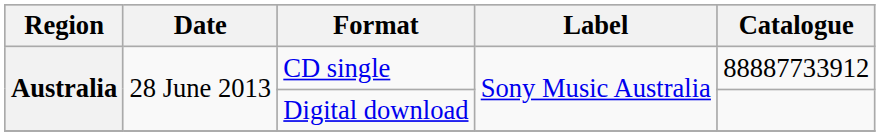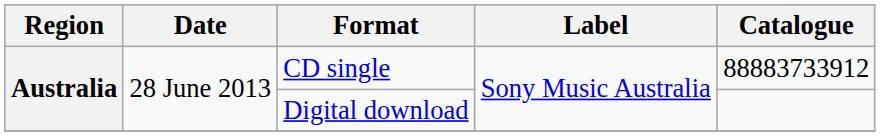(796, 67) 88887733912 -> (796, 67) 88883733912
